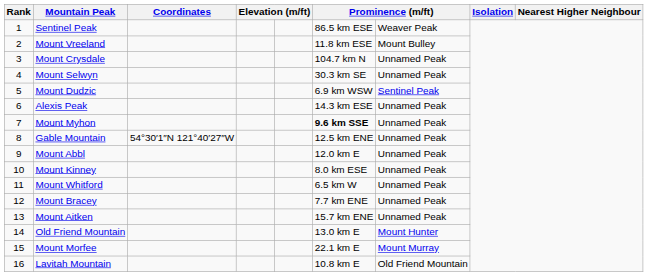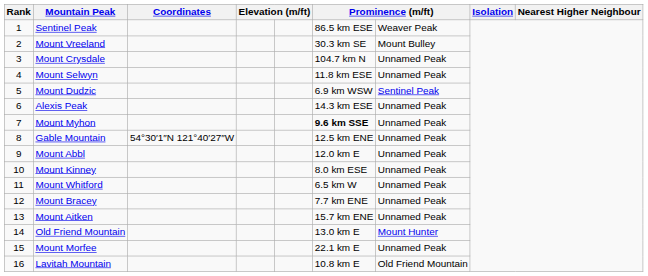(343, 43) 11.8 km ESE -> (340, 43) 30.3 km SE
(340, 75) 30.3 km SE -> (343, 75) 11.8 km ESE
(408, 248) Mount Murray -> (412, 248) Unnamed Peak
